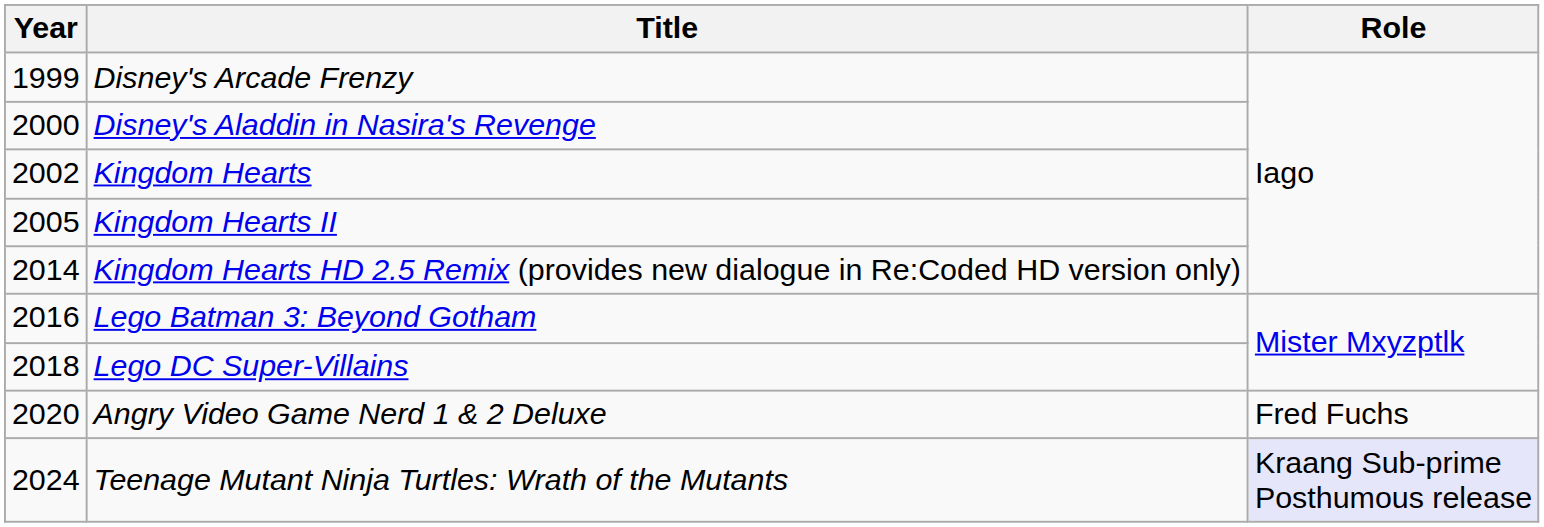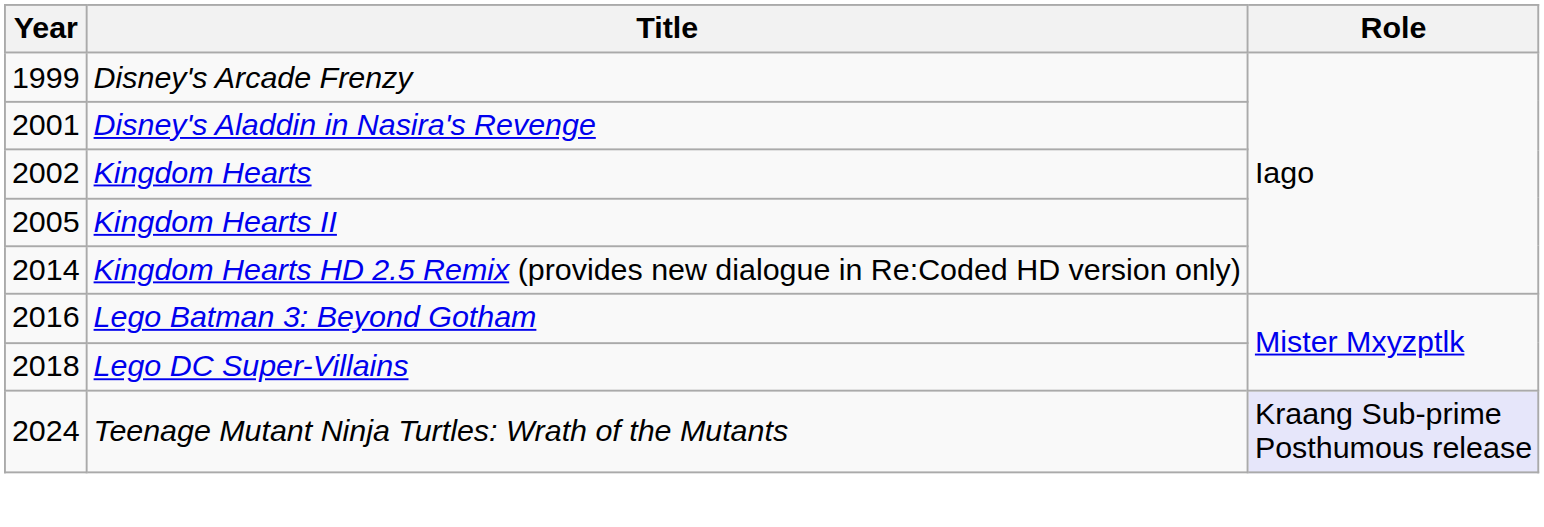(46, 125) 2000 -> (46, 125) 2001
- row: (350, 414)
